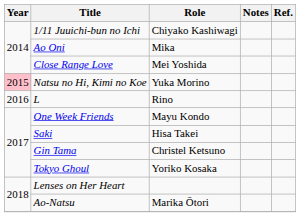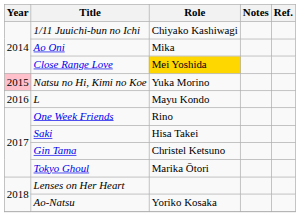(179, 64) no background -> (179, 64) gold background
(162, 99) Rino -> (181, 99) Mayu Kondo
(181, 116) Mayu Kondo -> (162, 116) Rino
(184, 168) Yoriko Kosaka -> (180, 168) Marika Ōtori
(180, 202) Marika Ōtori -> (184, 202) Yoriko Kosaka
